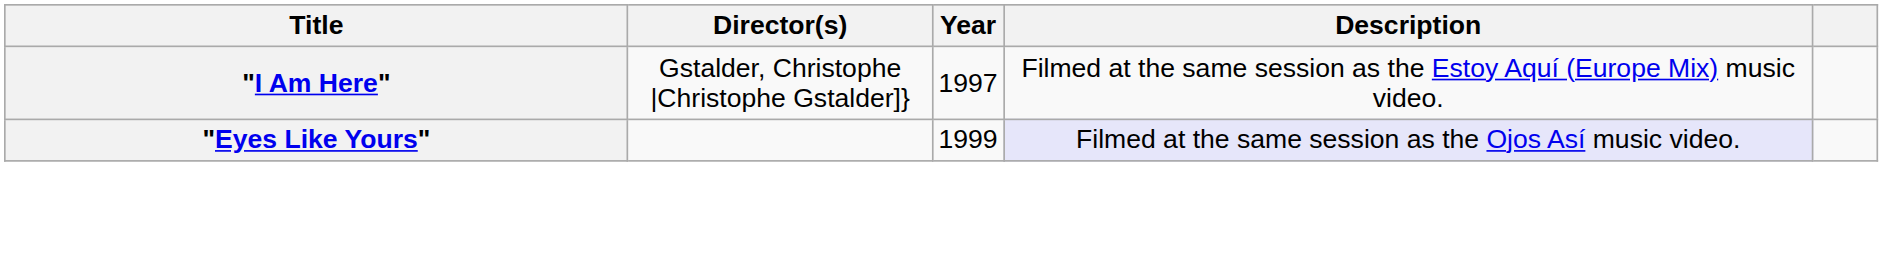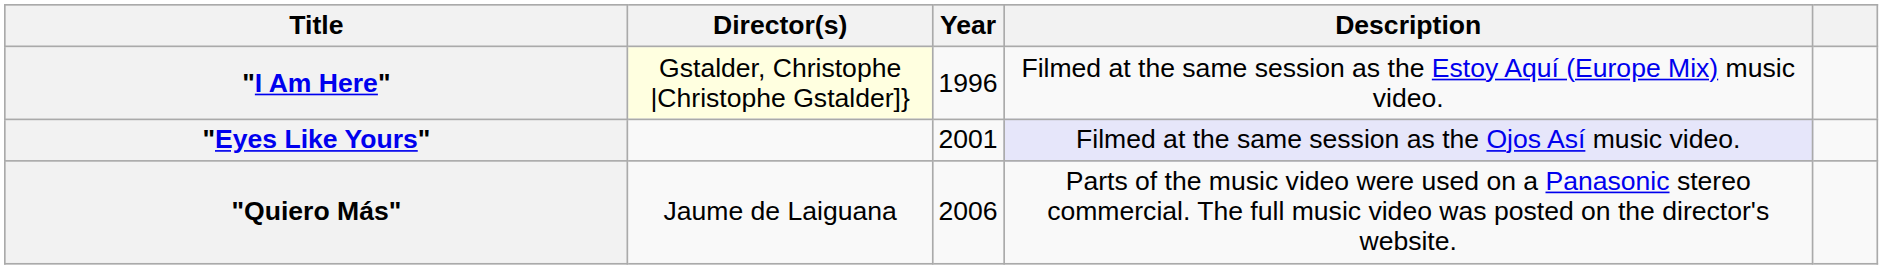(780, 82) no background -> (780, 82) lightyellow background
(968, 82) 1997 -> (968, 82) 1996
(968, 139) 1999 -> (968, 139) 2001
+ row: (316, 211)
